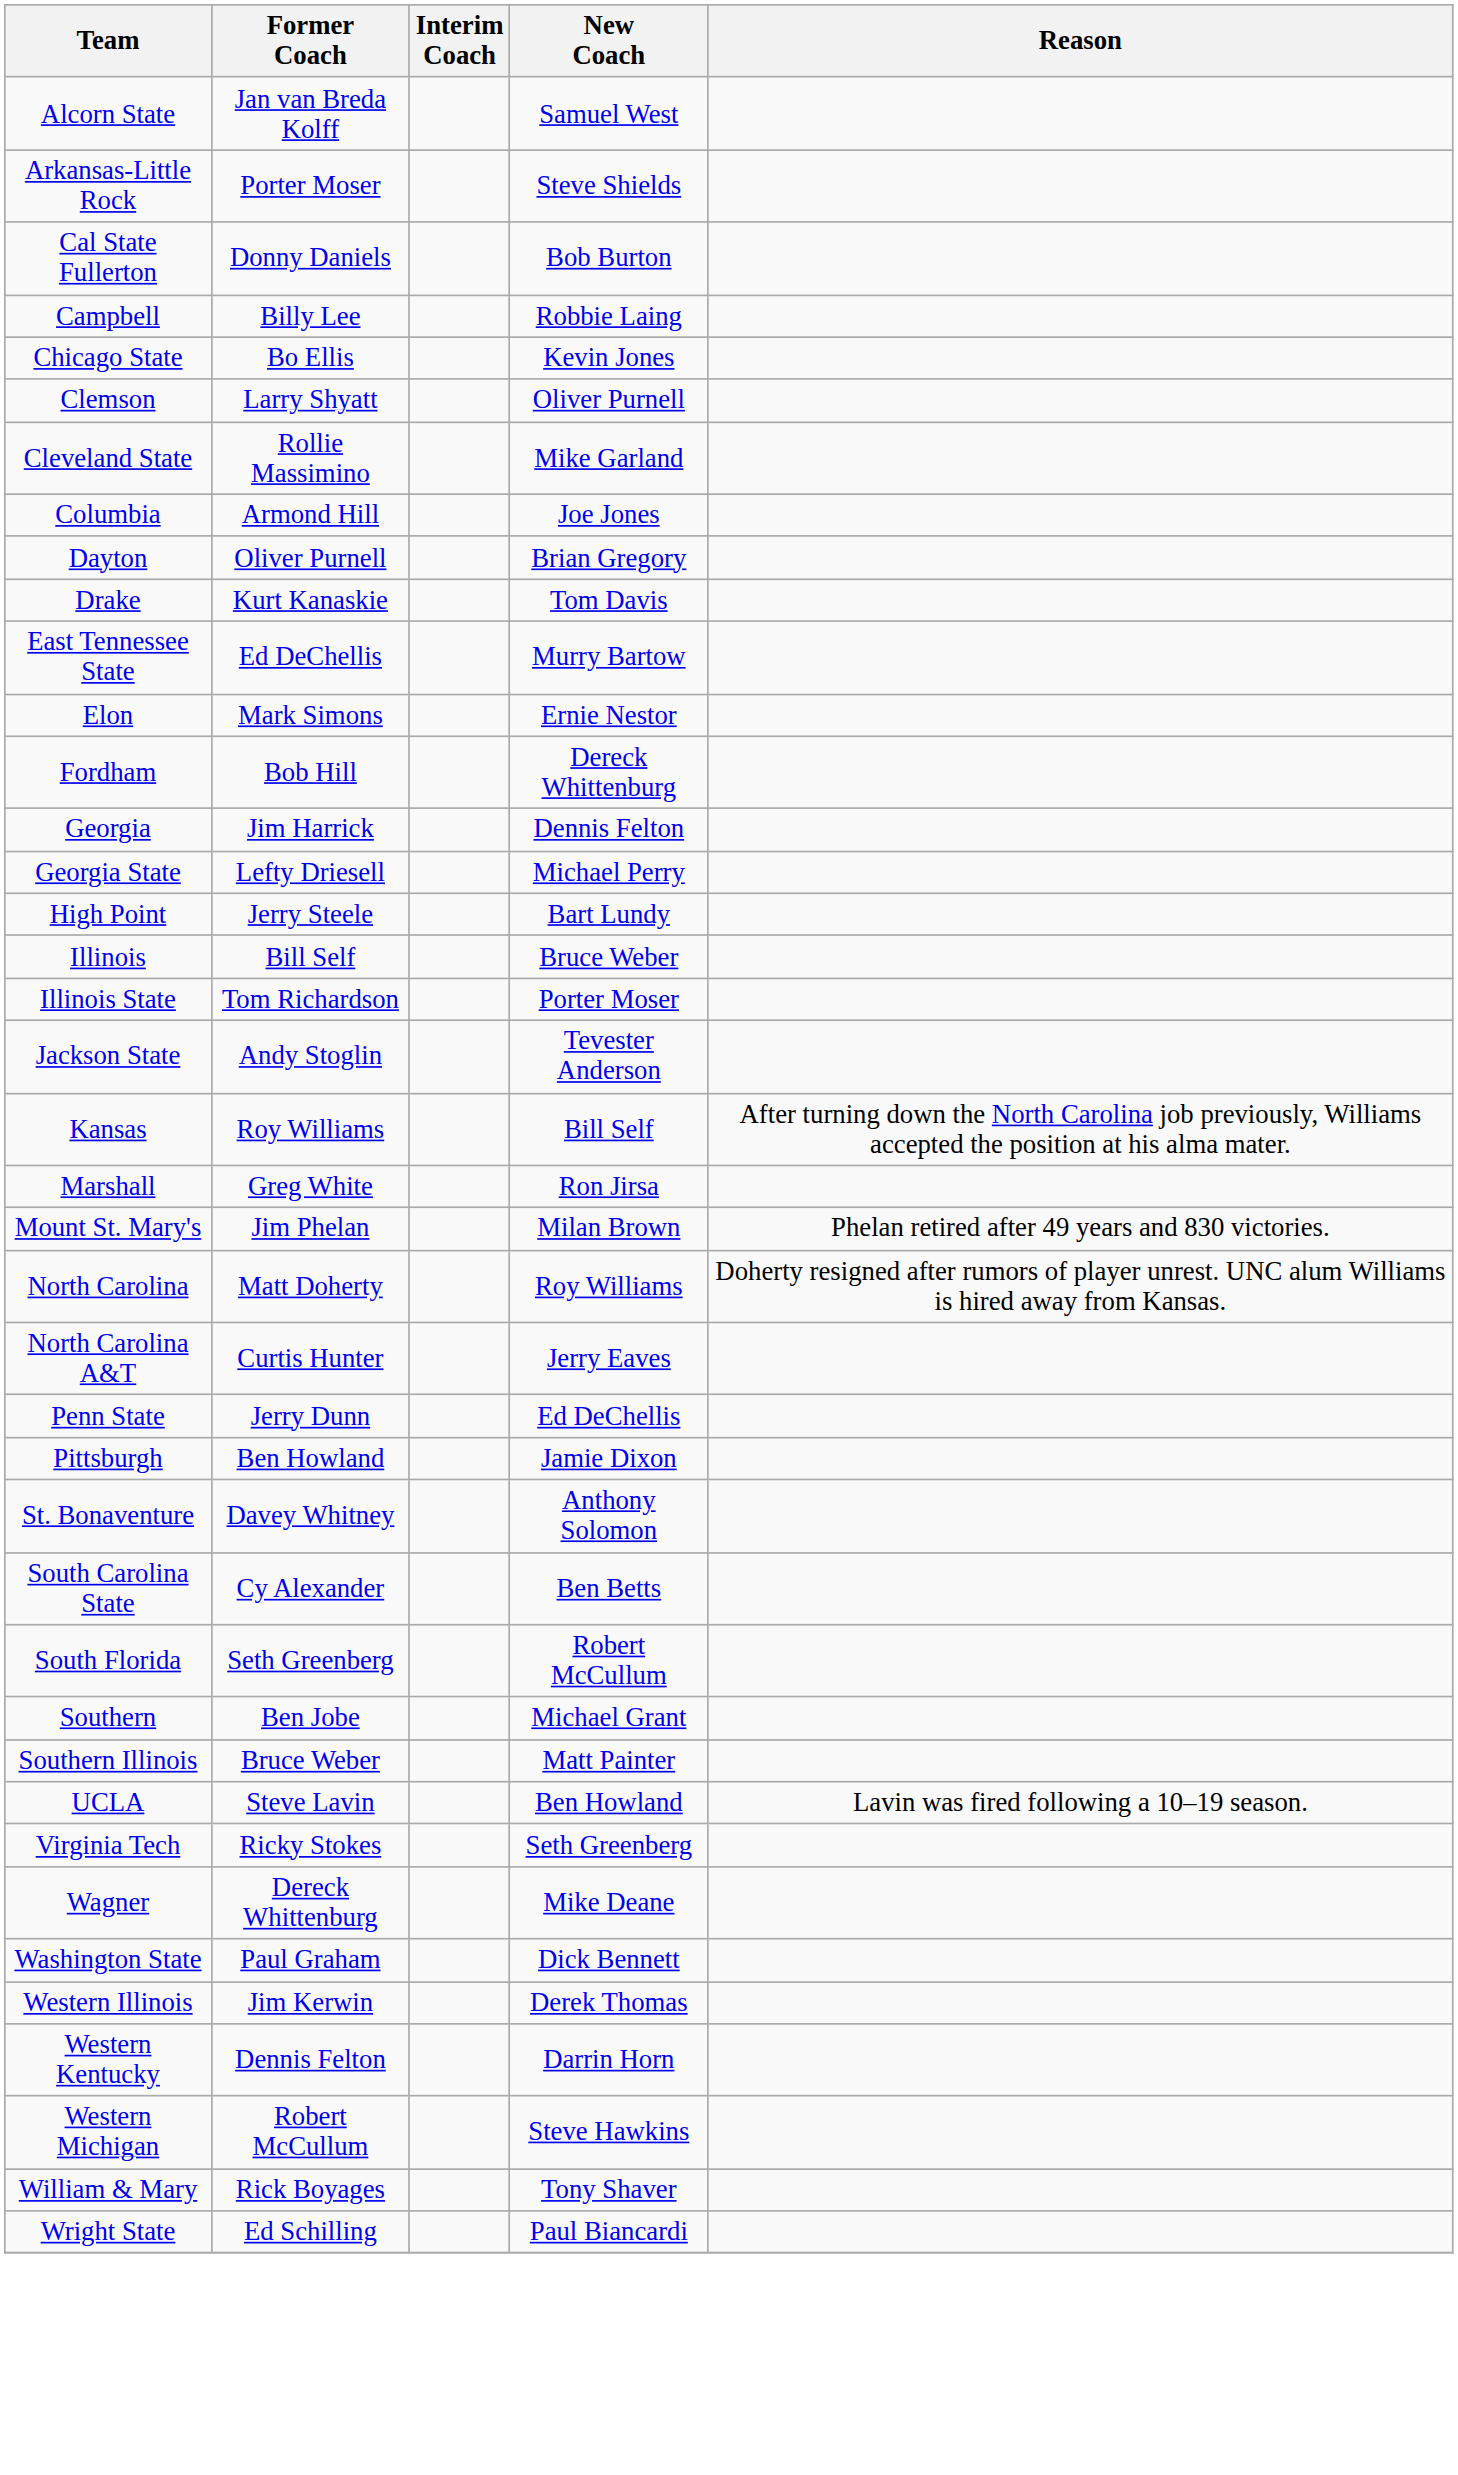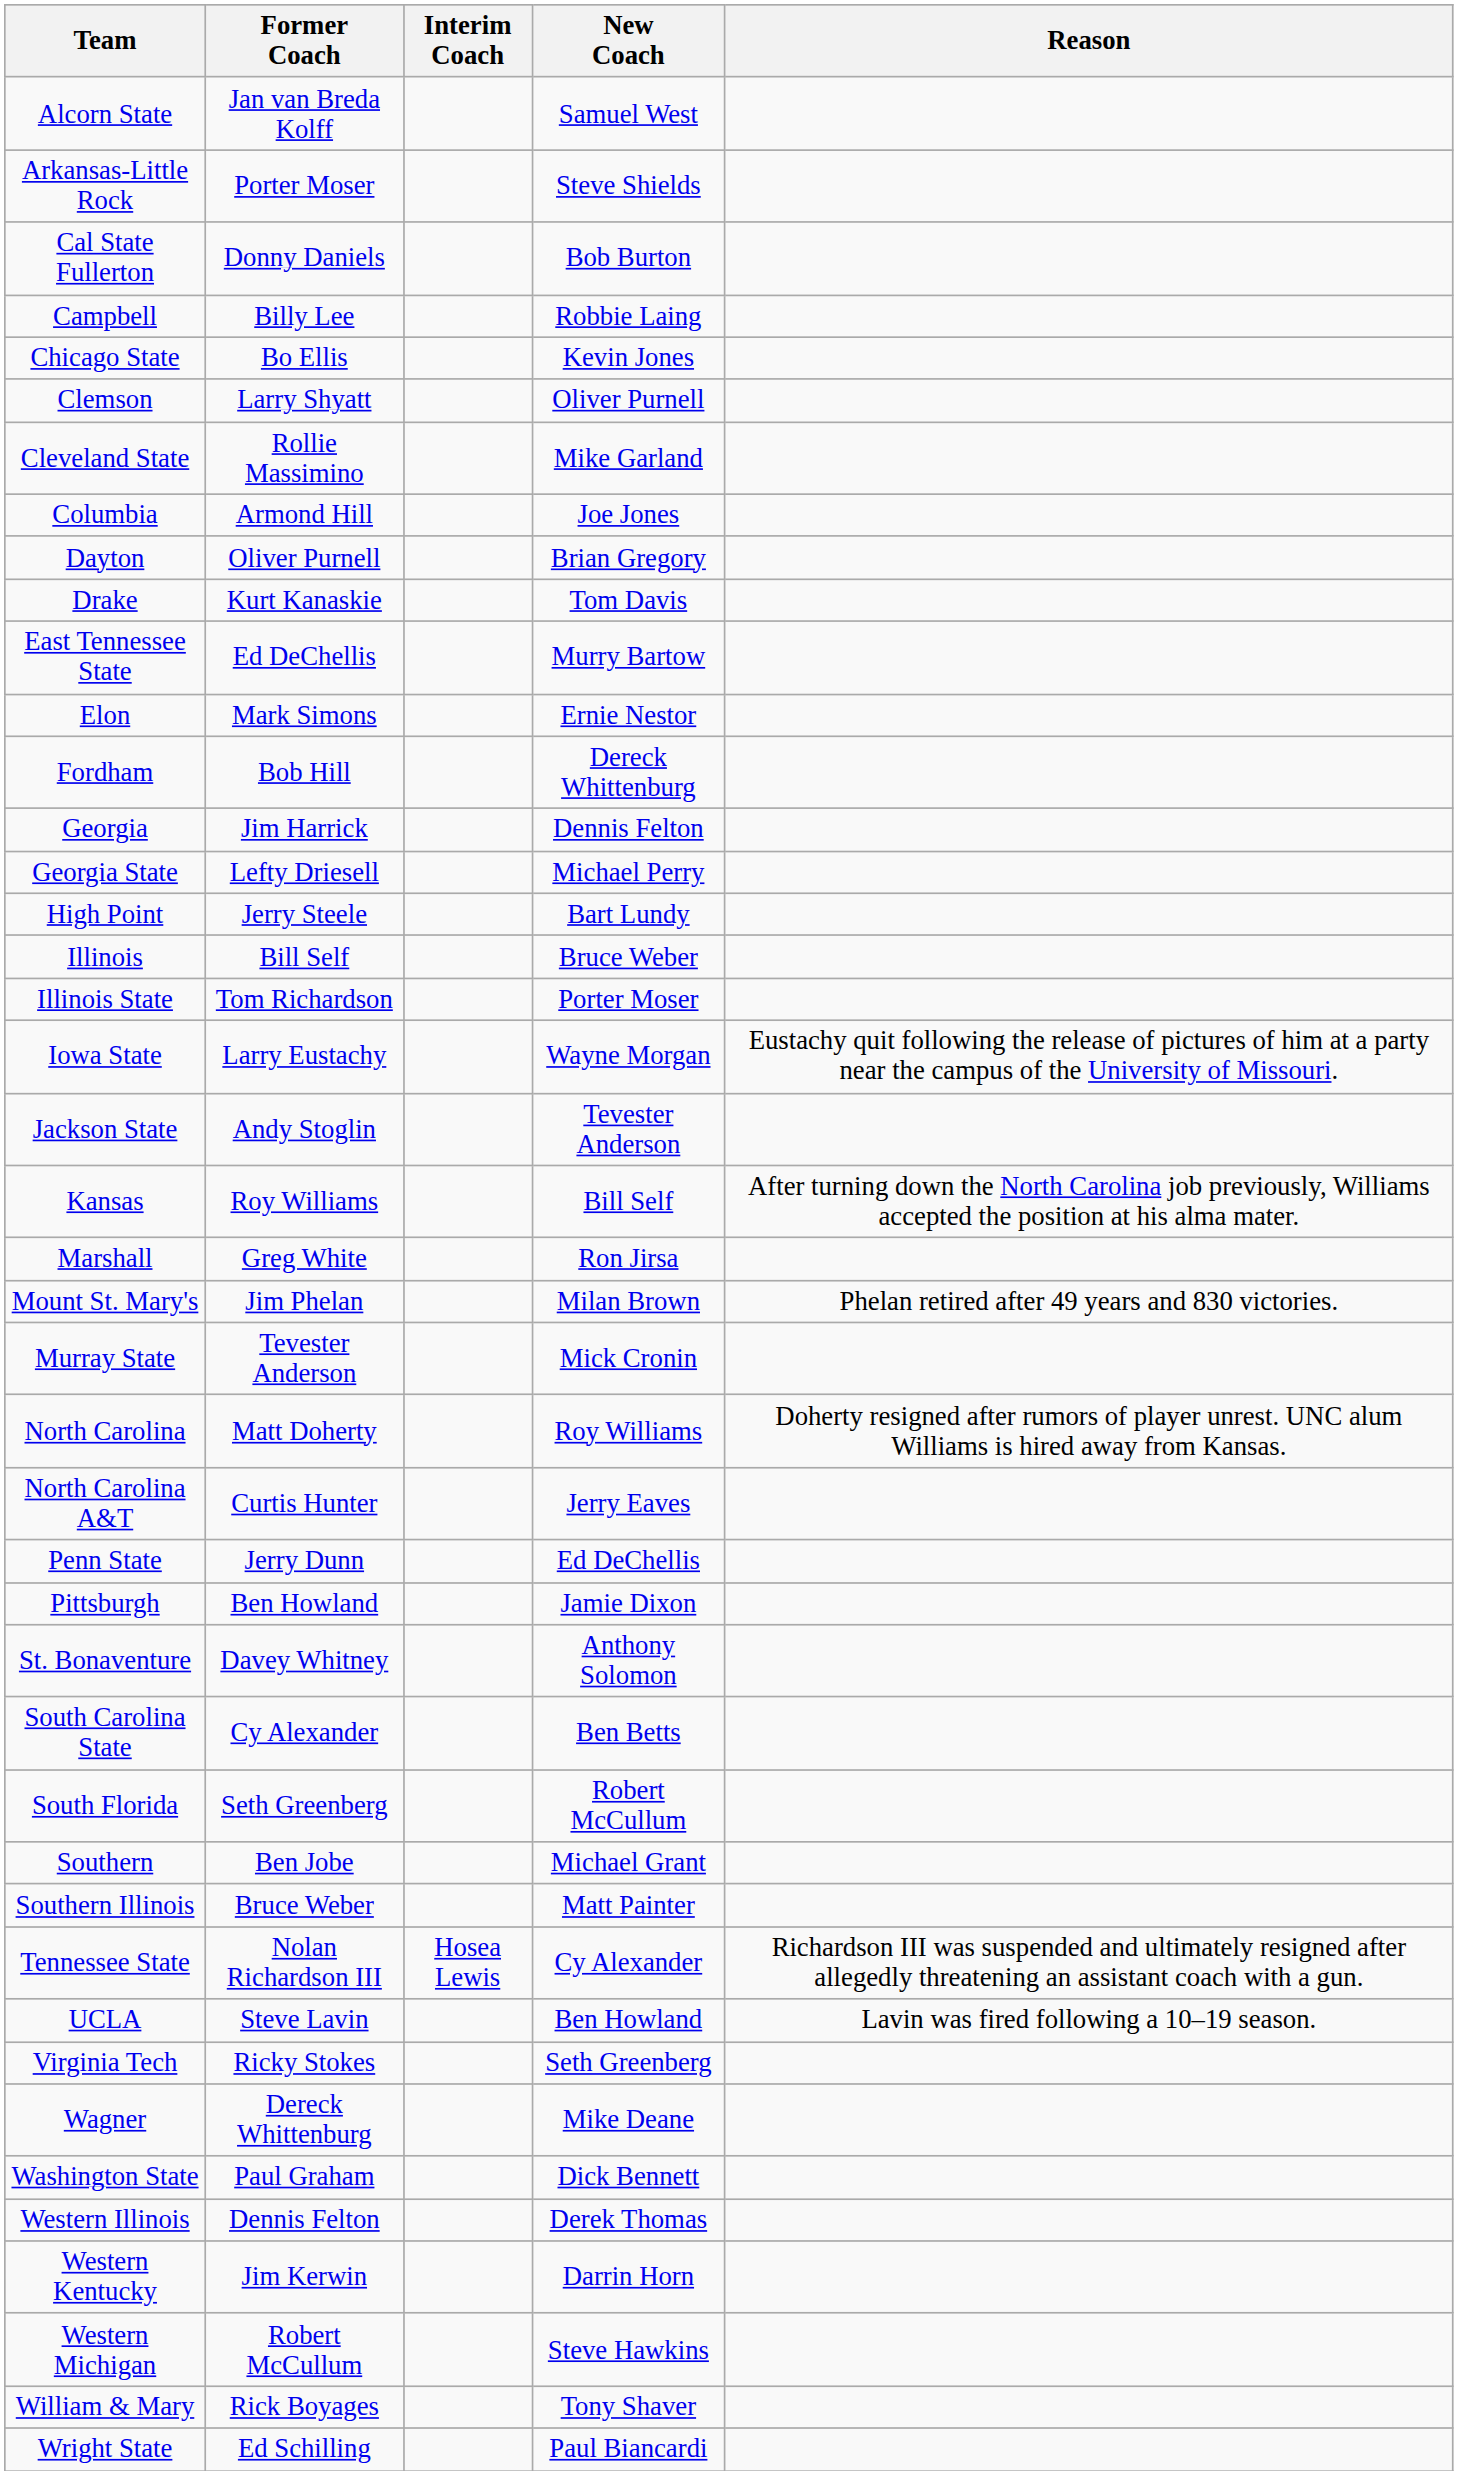+ row: (105, 1056)
+ row: (105, 1358)
+ row: (105, 1962)
(310, 2002) Jim Kerwin -> (304, 2219) Dennis Felton
(310, 2059) Dennis Felton -> (304, 2276) Jim Kerwin
